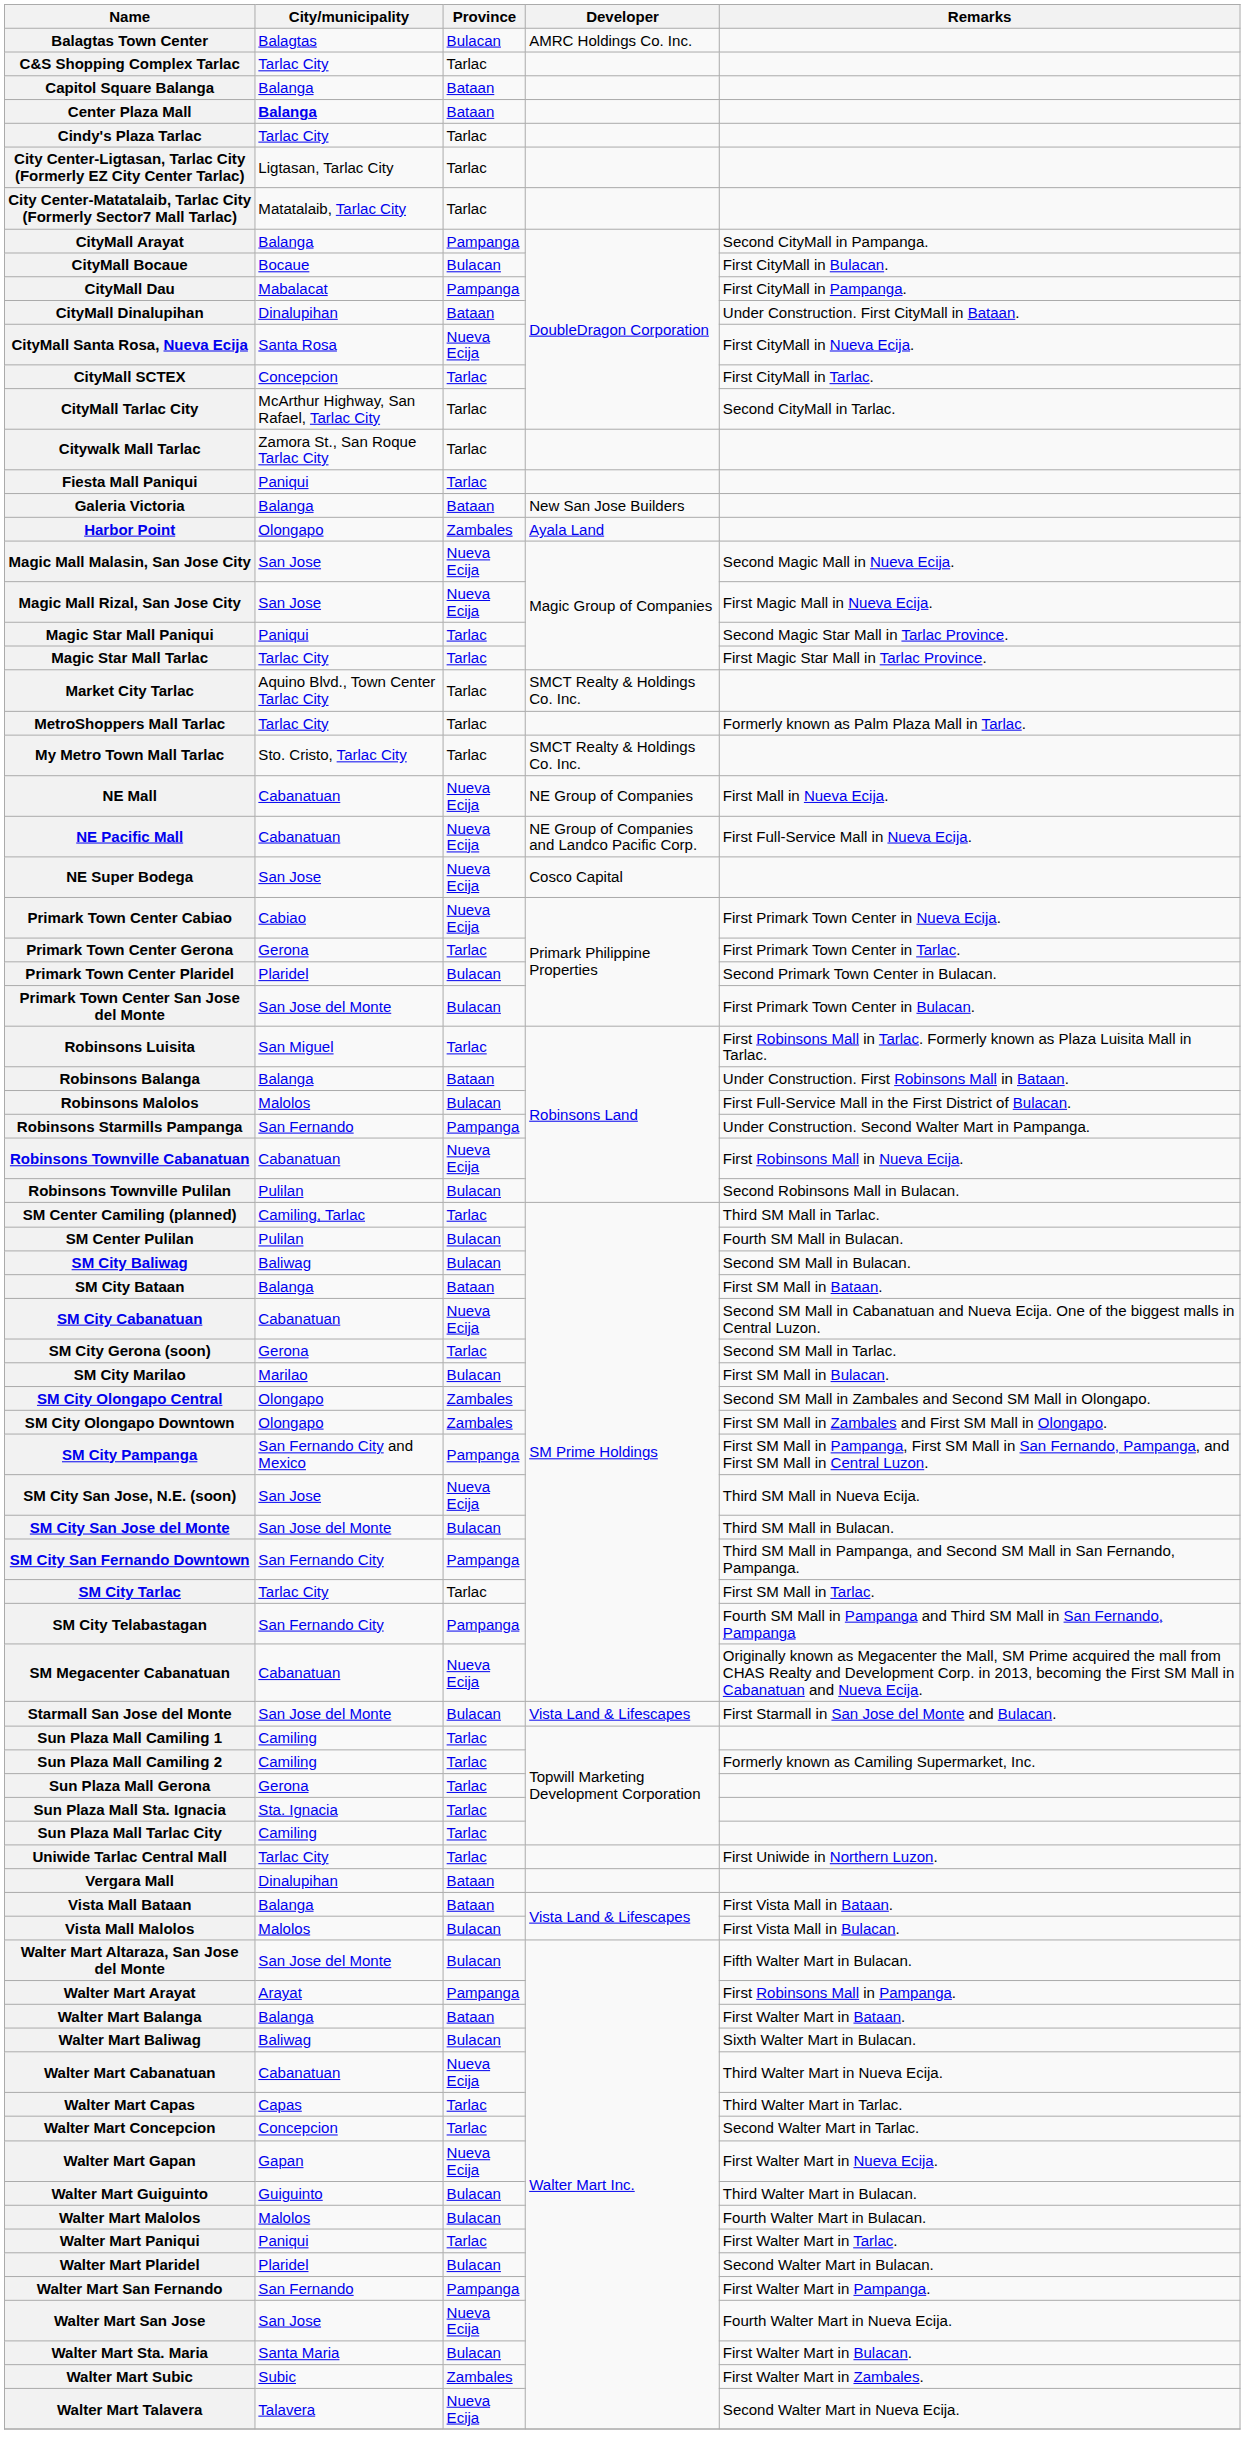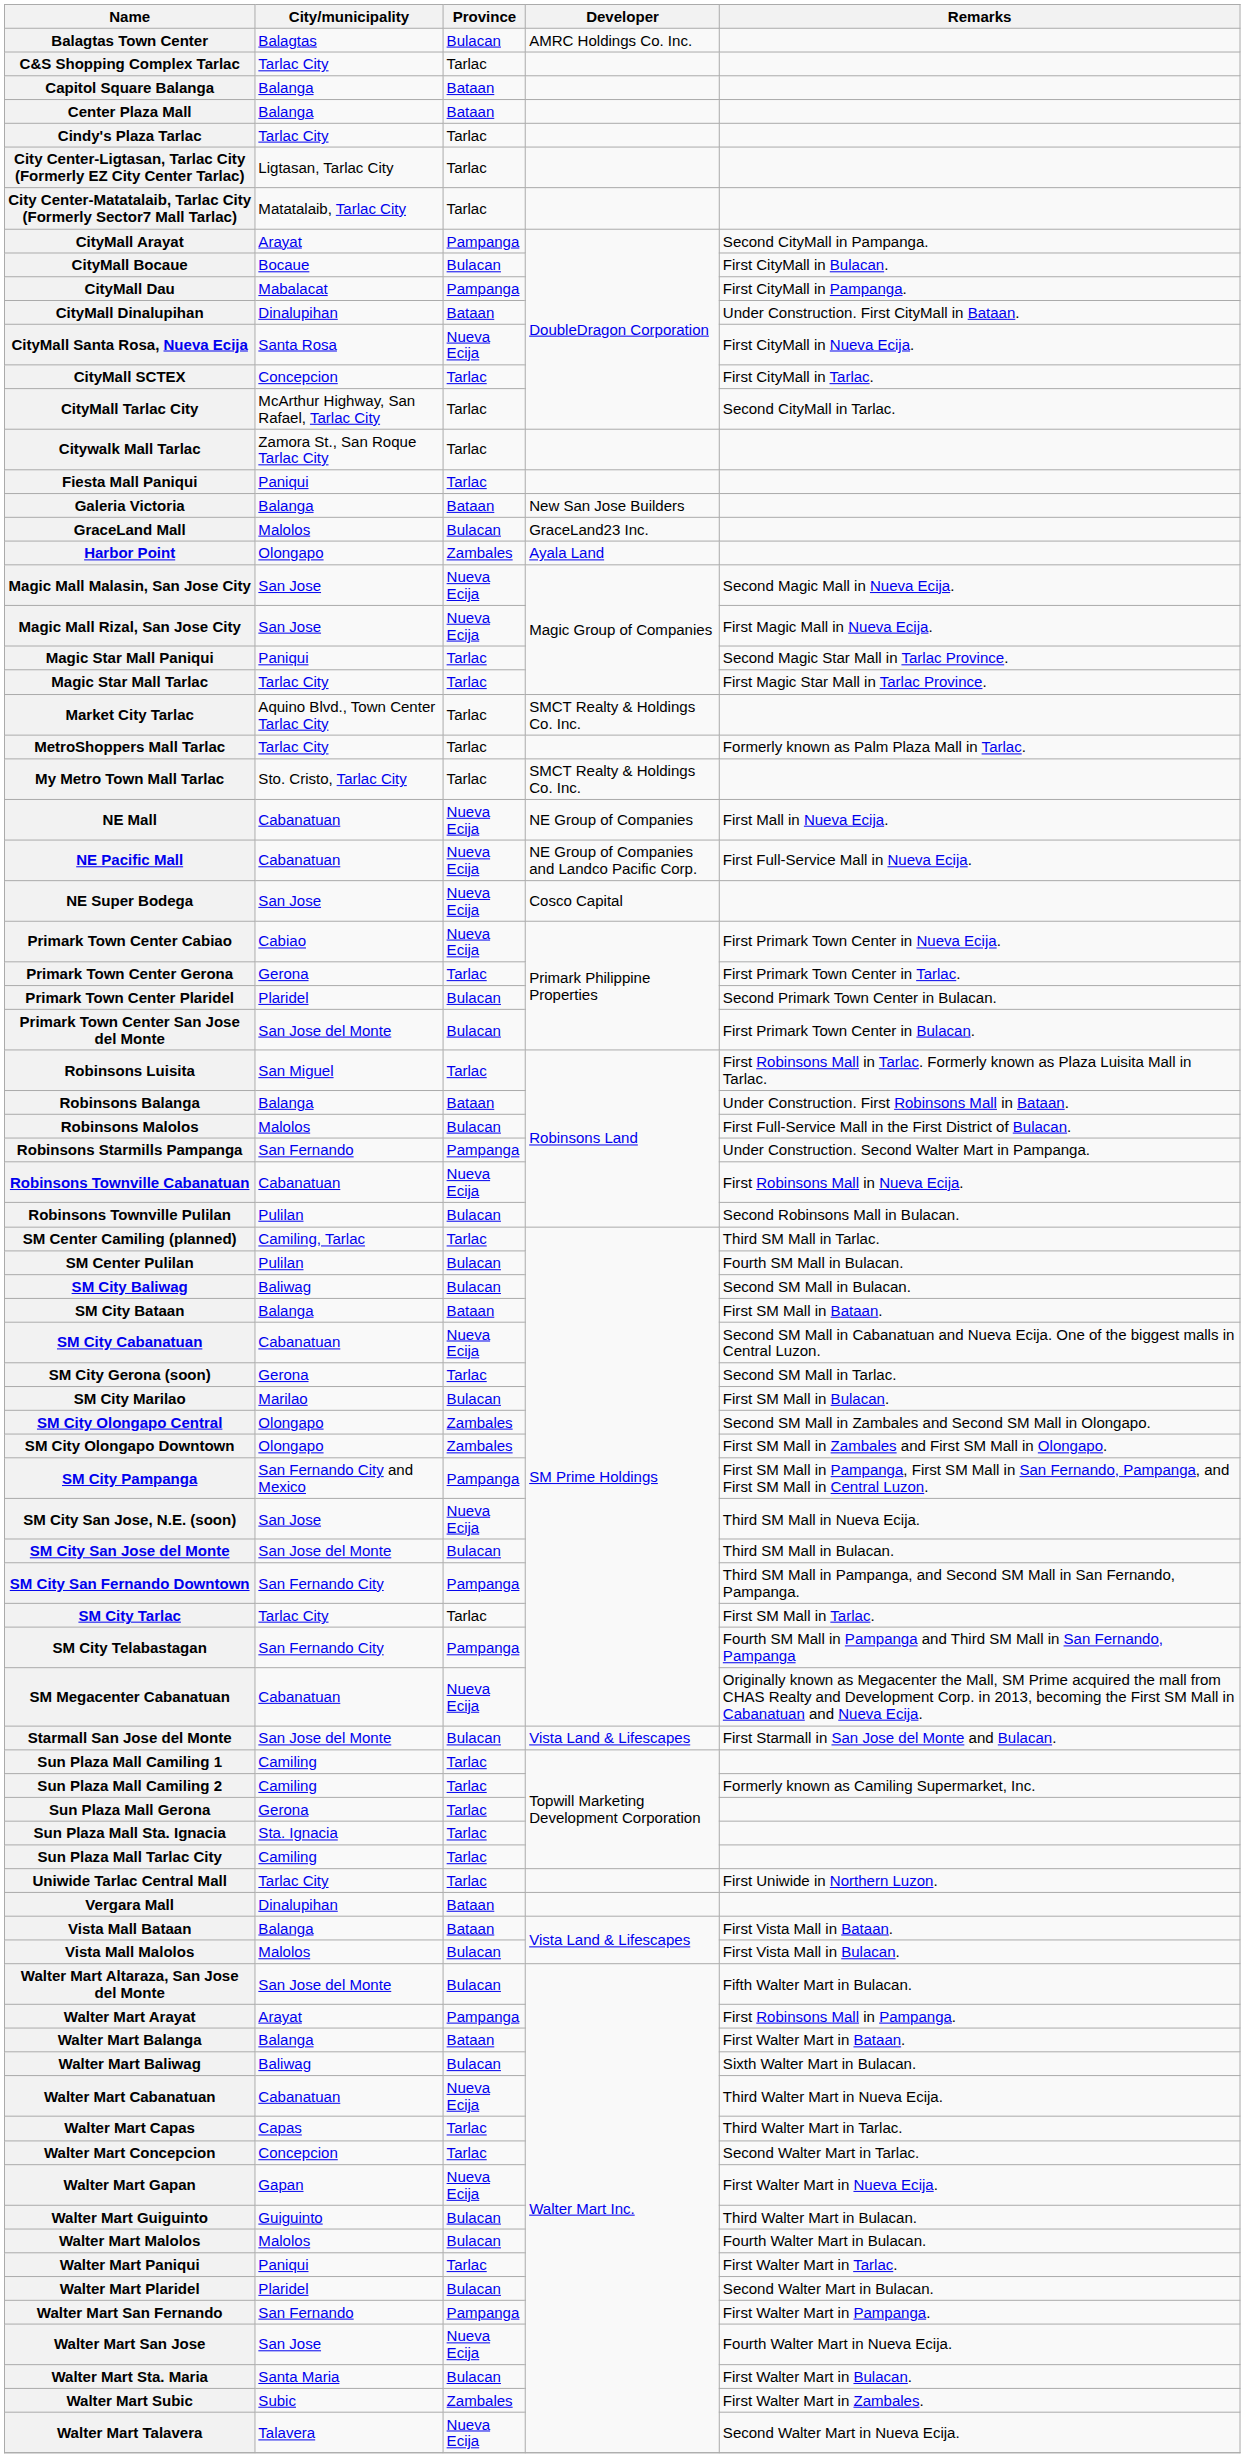(288, 112) bold -> (286, 112) normal
(286, 241) Balanga -> (280, 241) Arayat
+ row: (130, 530)
